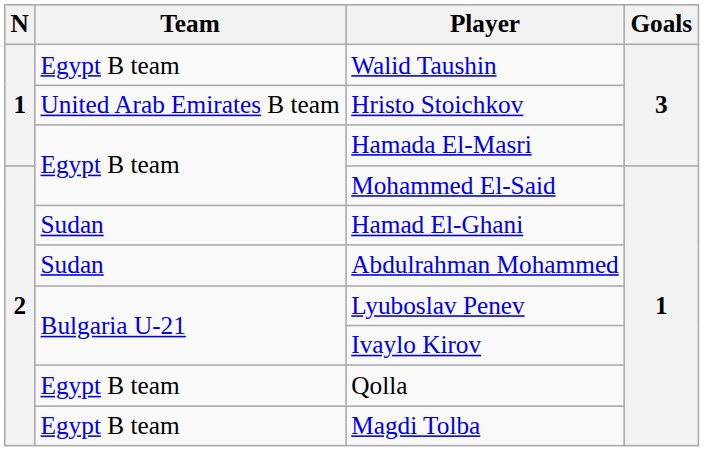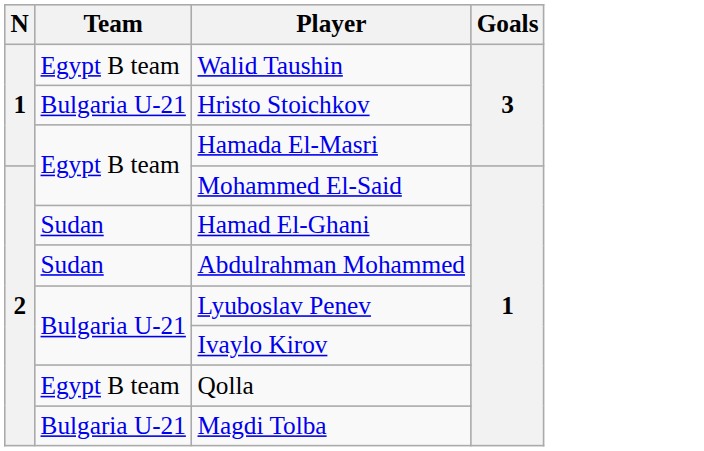(190, 104) United Arab Emirates B team -> (113, 104) Bulgaria U-21
(110, 425) Egypt B team -> (113, 425) Bulgaria U-21
